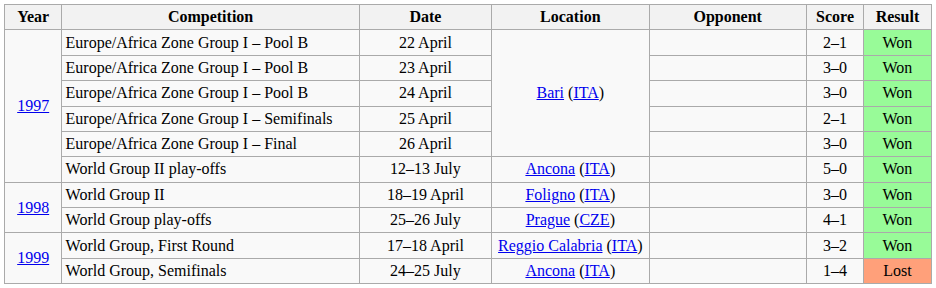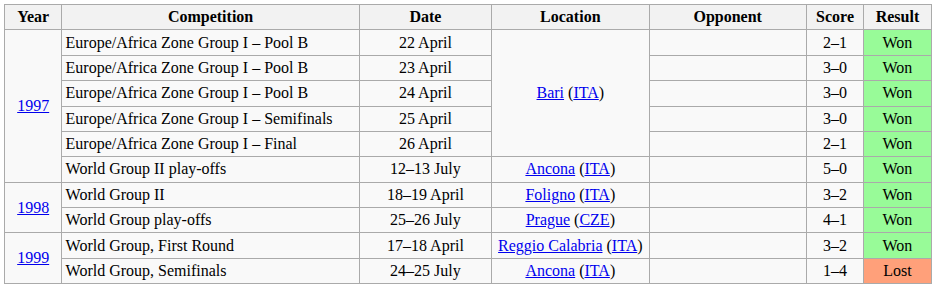(835, 118) 2–1 -> (835, 118) 3–0
(835, 144) 3–0 -> (835, 144) 2–1
(835, 194) 3–0 -> (835, 194) 3–2
